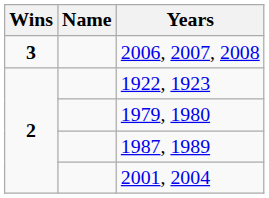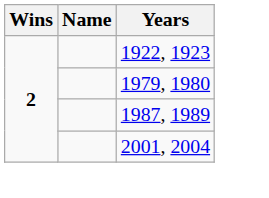- row: (190, 51)
